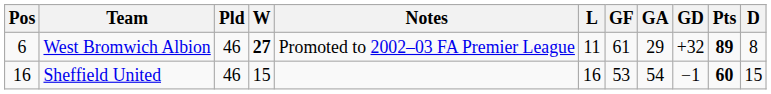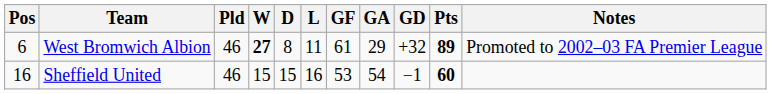columns swapped: (753, 18) <-> (427, 18)
